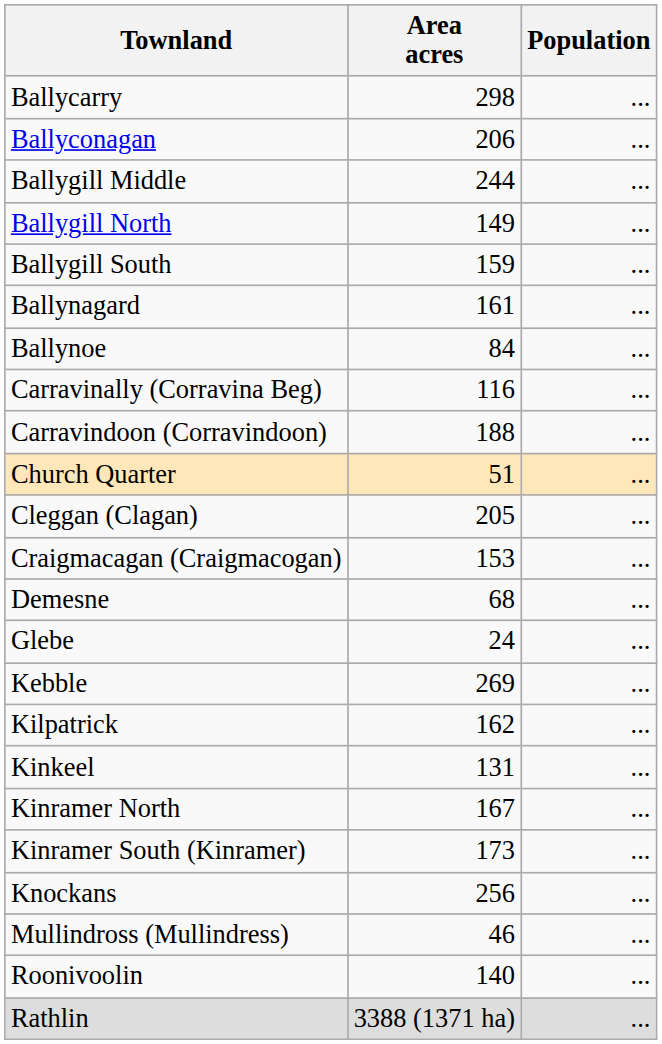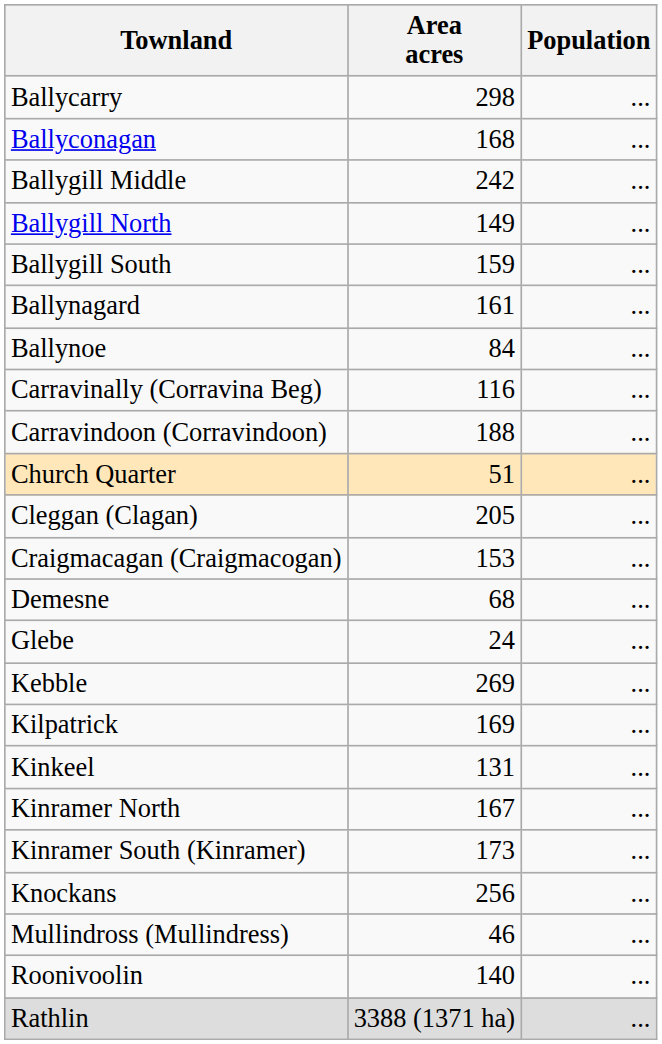(495, 138) 206 -> (495, 138) 168
(495, 180) 244 -> (495, 180) 242
(495, 725) 162 -> (495, 725) 169
